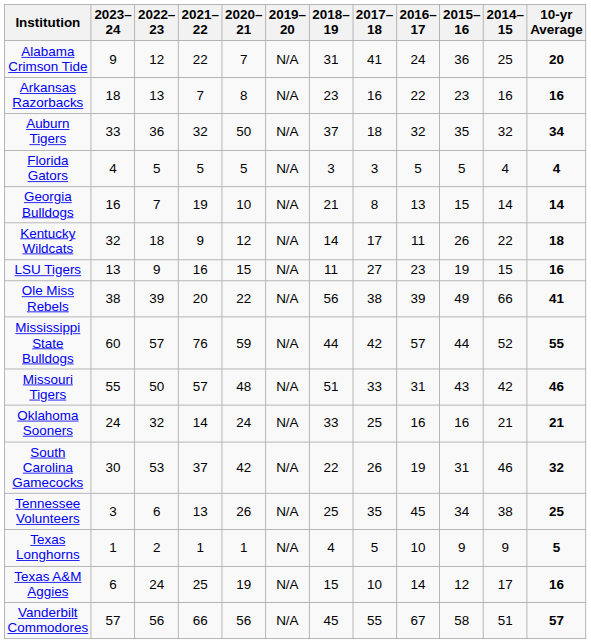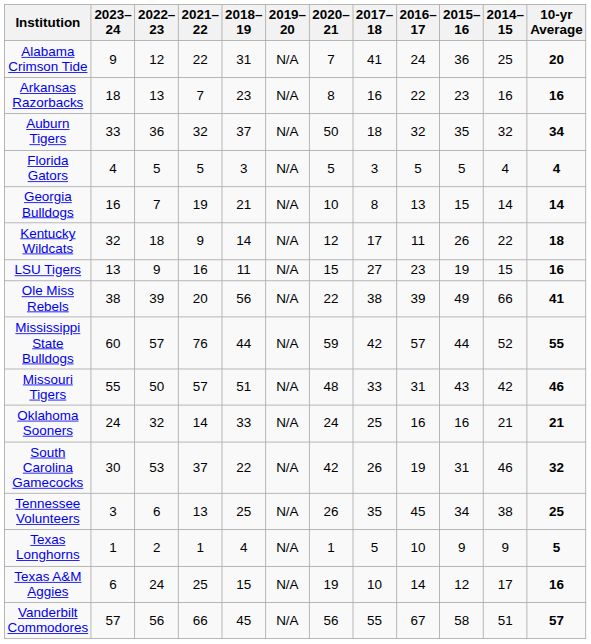columns swapped: (244, 22) <-> (331, 22)
